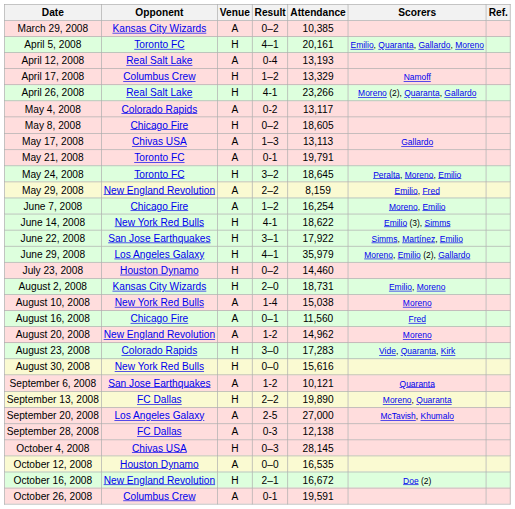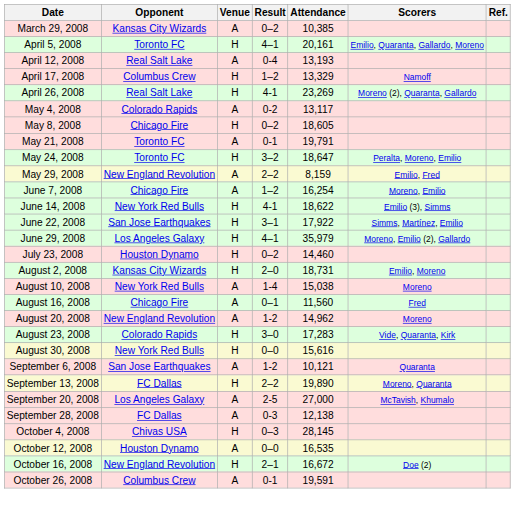(318, 93) 23,266 -> (318, 93) 23,269
- row: (53, 142)
(318, 174) 18,645 -> (318, 158) 18,647
